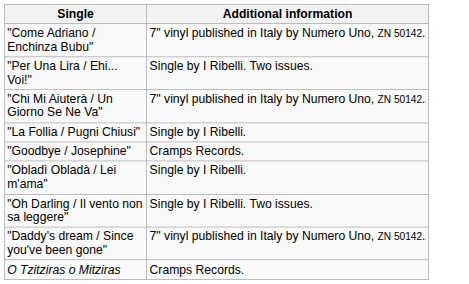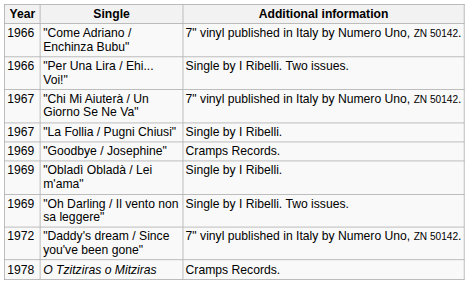+ column: (22, 14)
